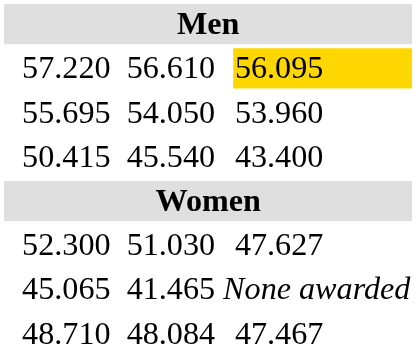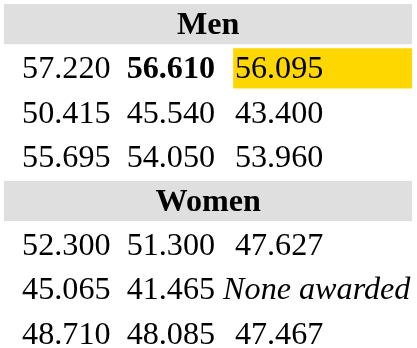(171, 67) normal -> (171, 67) bold
rows swapped: (66, 156) <-> (66, 112)
(171, 244) 51.030 -> (171, 244) 51.300
(171, 333) 48.084 -> (171, 333) 48.085
